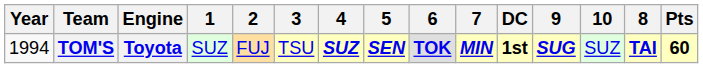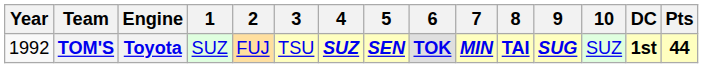columns swapped: (643, 19) <-> (515, 19)
(29, 48) 1994 -> (29, 48) 1992
(680, 48) 60 -> (680, 48) 44
